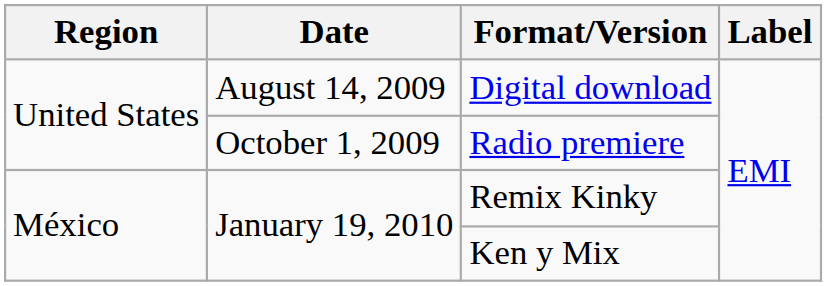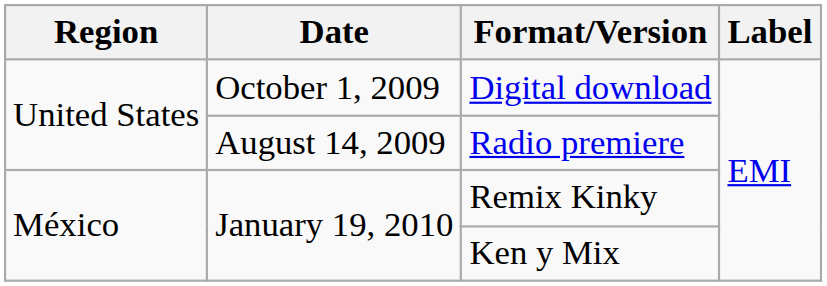(330, 87) August 14, 2009 -> (328, 87) October 1, 2009
(328, 142) October 1, 2009 -> (330, 142) August 14, 2009
